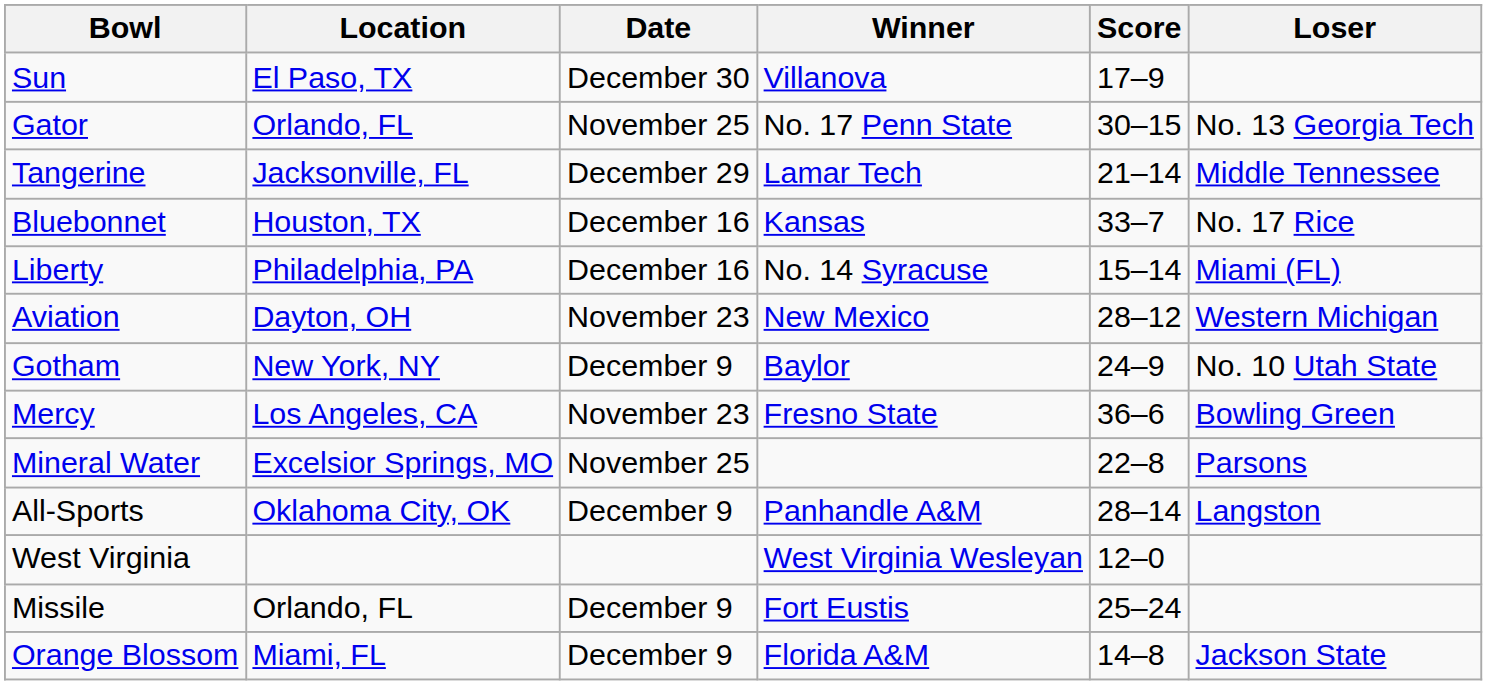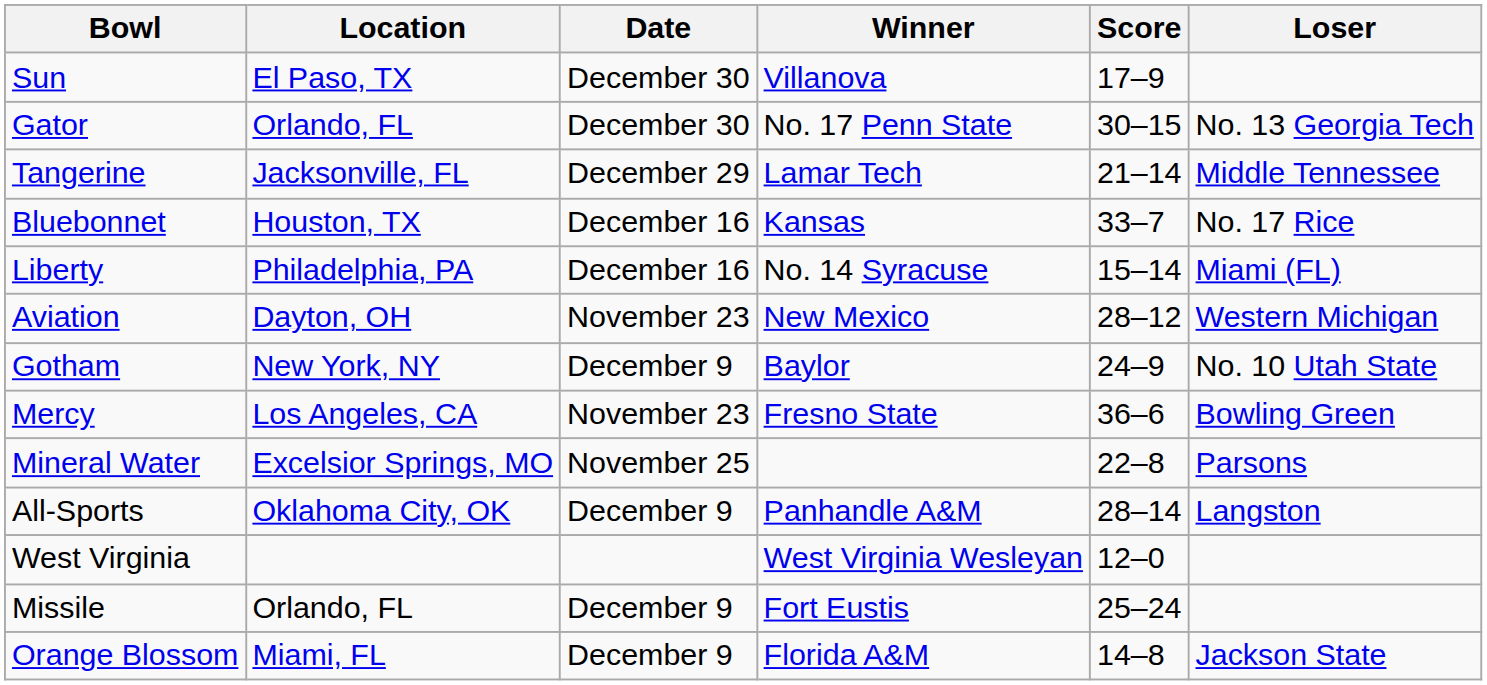(658, 125) November 25 -> (658, 125) December 30
